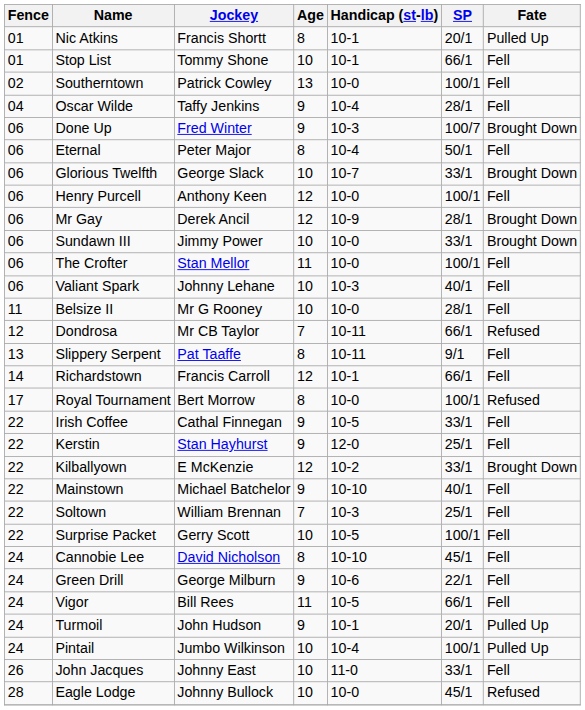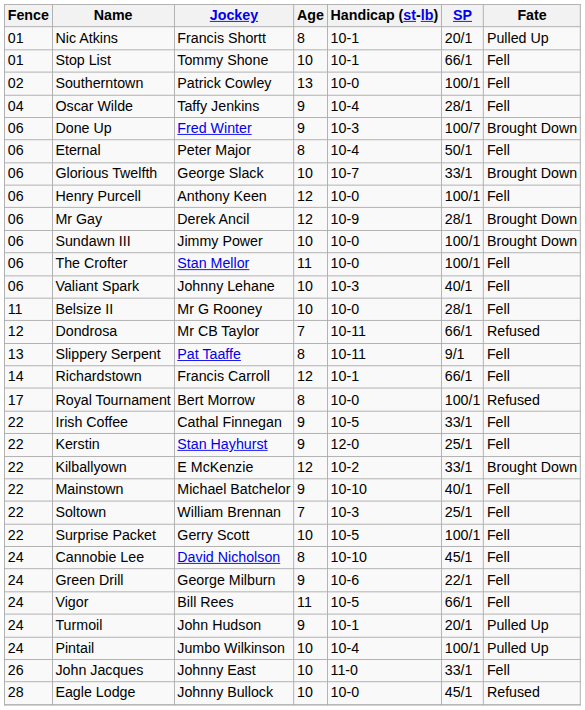(459, 241) 33/1 -> (463, 241) 100/1
